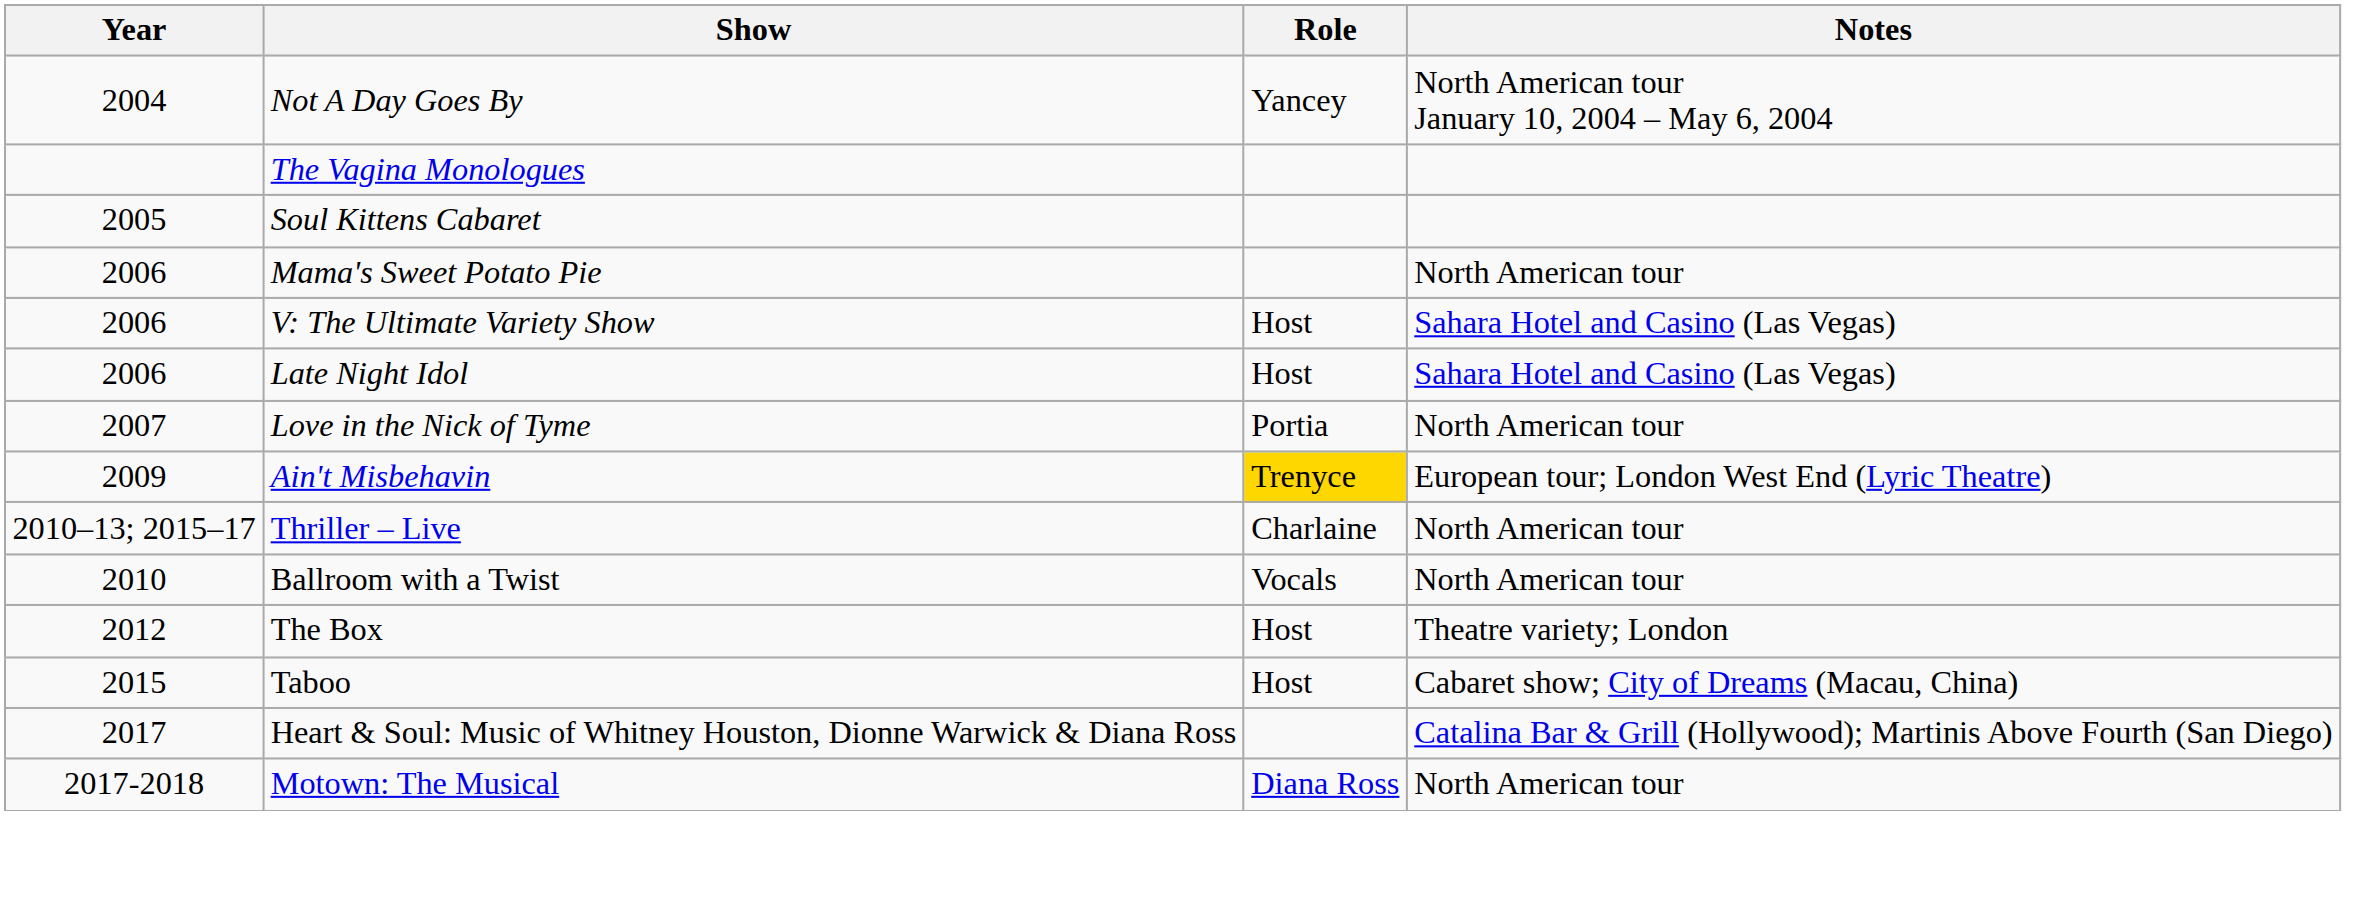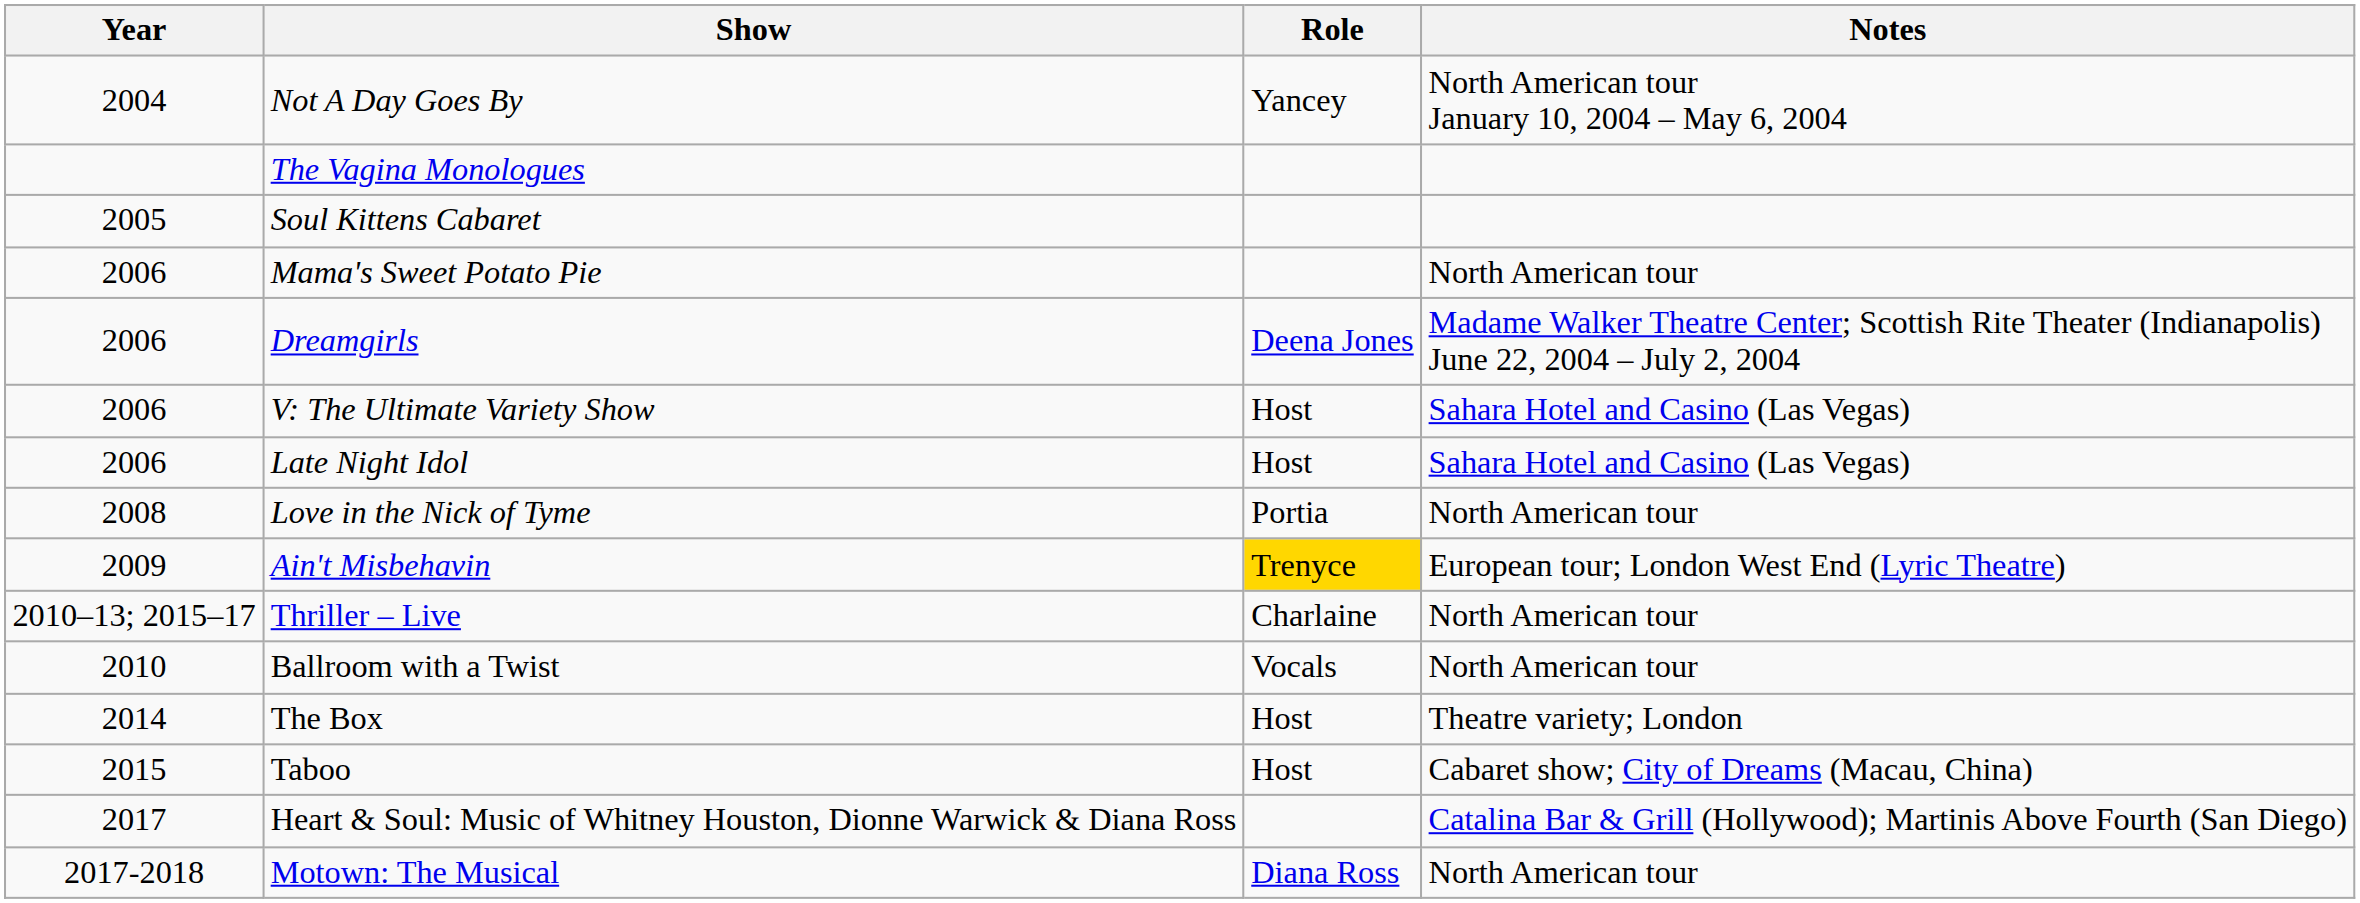+ row: (345, 340)
(134, 425) 2007 -> (134, 512) 2008
(134, 630) 2012 -> (134, 717) 2014
